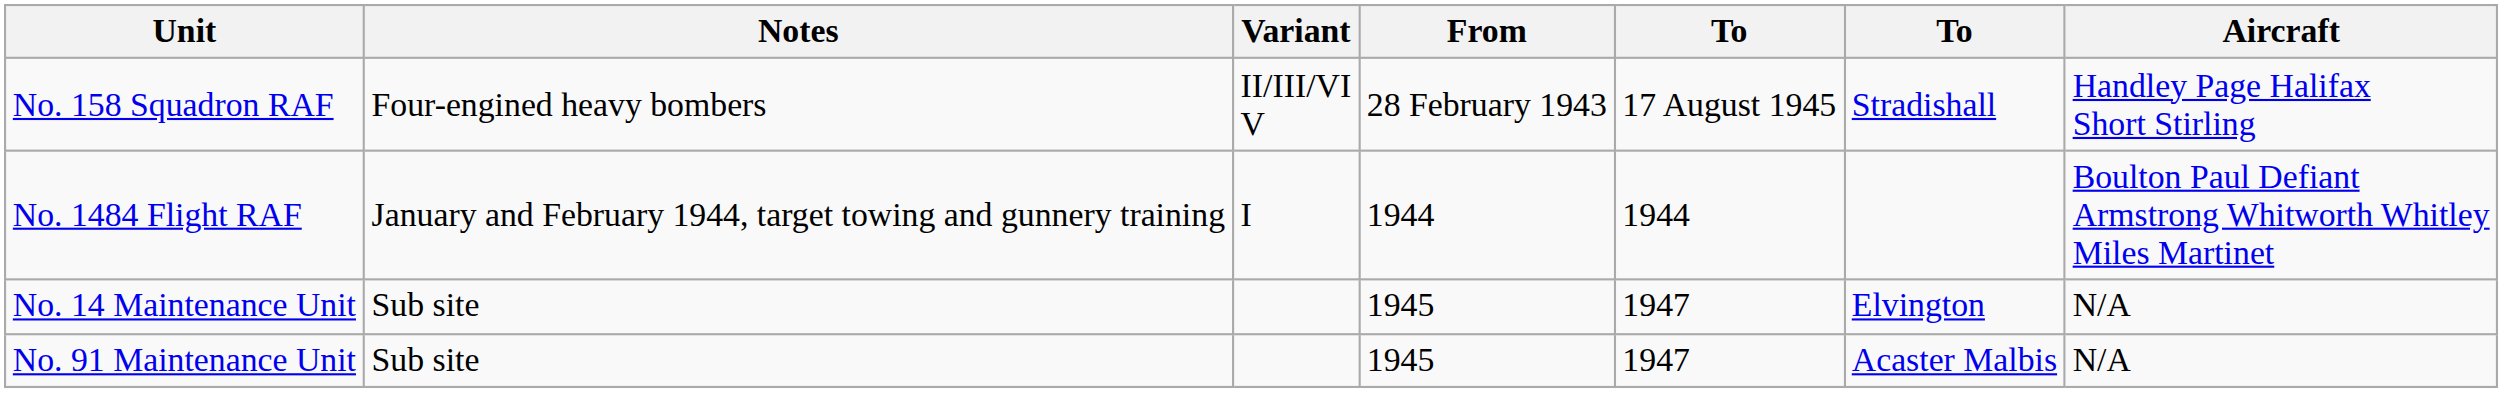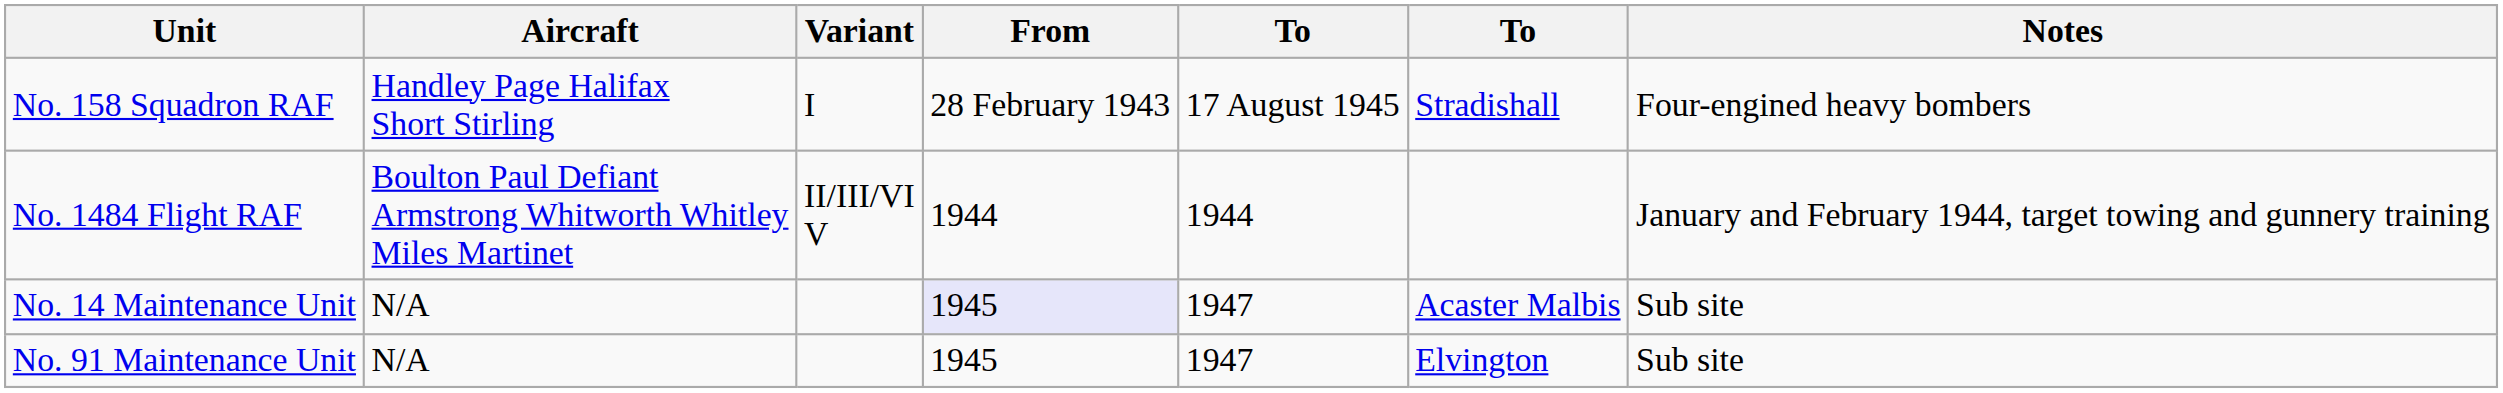columns swapped: (2281, 31) <-> (798, 31)
(1296, 103) II/III/VI V -> (810, 103) I
(1246, 214) I -> (859, 214) II/III/VI V
(1401, 305) no background -> (964, 305) lavender background
(1918, 305) Elvington -> (1518, 305) Acaster Malbis
(1954, 359) Acaster Malbis -> (1482, 359) Elvington
